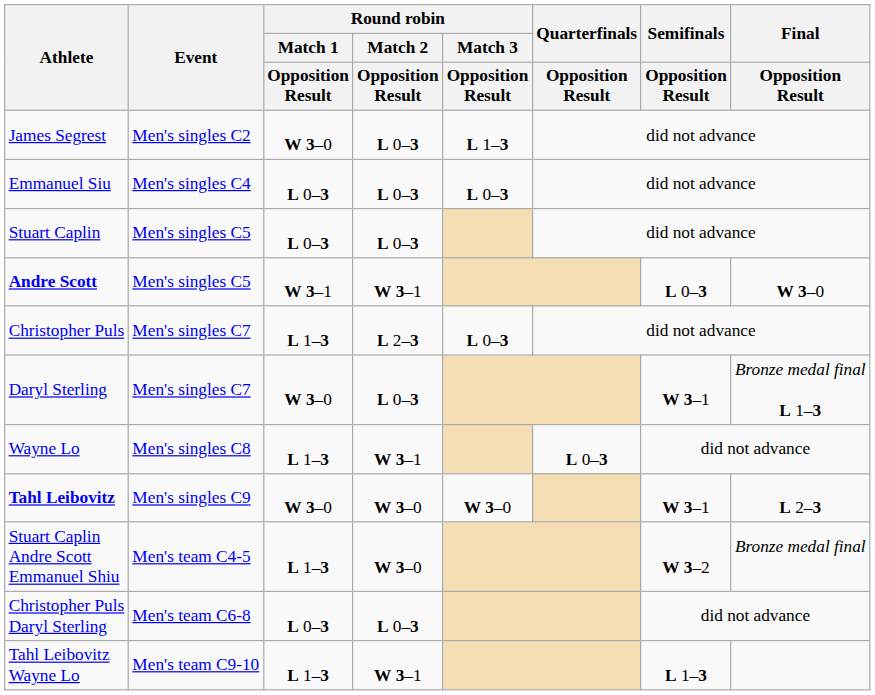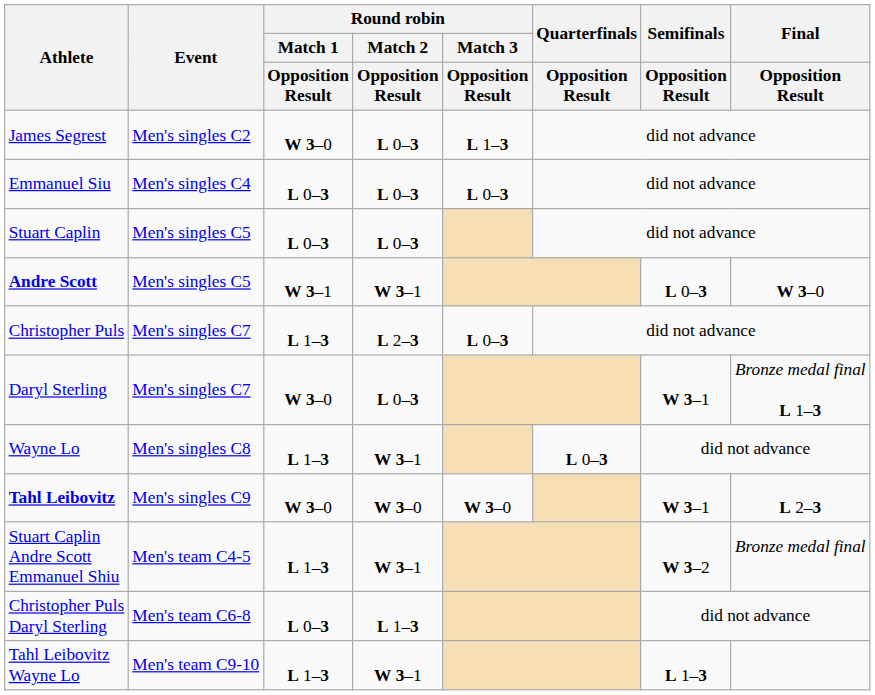(398, 567) W 3–0 -> (398, 567) W 3–1
(398, 626) L 0–3 -> (398, 626) L 1–3
